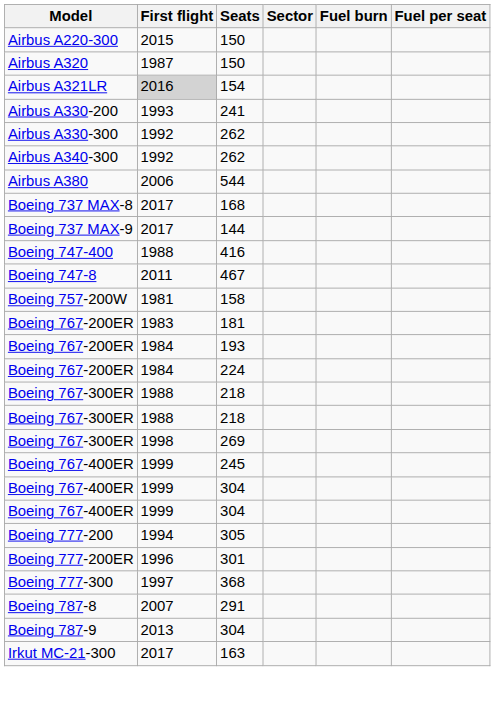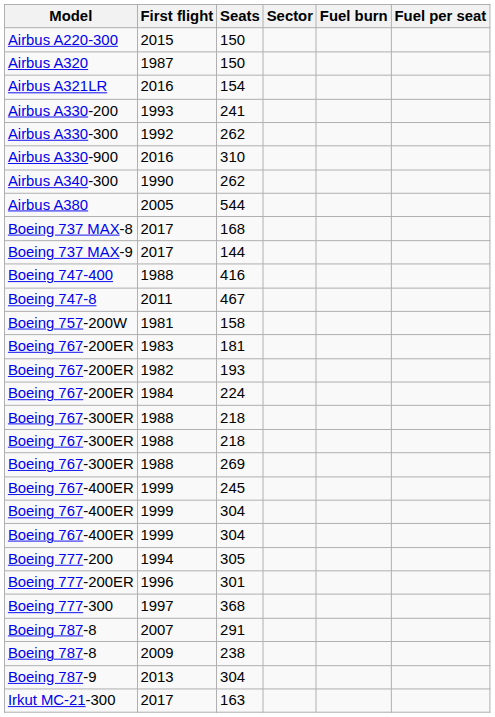(157, 87) lightgrey background -> (157, 87) no background
+ row: (63, 157)
(157, 157) 1992 -> (157, 181) 1990
(157, 181) 2006 -> (157, 205) 2005
(157, 346) 1984 -> (157, 370) 1982
(157, 441) 1998 -> (157, 464) 1988
+ row: (52, 653)
